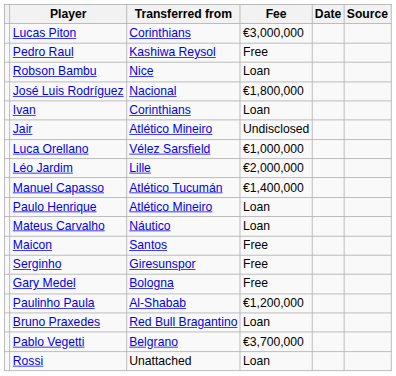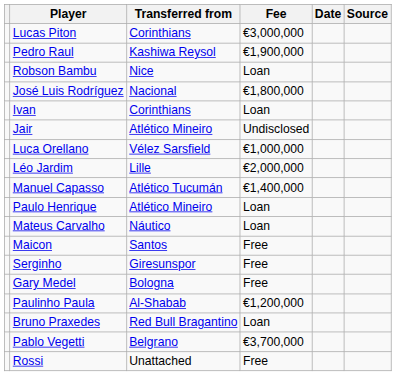(256, 52) Free -> (273, 52) €1,900,000
(257, 361) Loan -> (256, 361) Free
